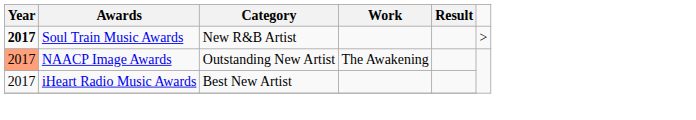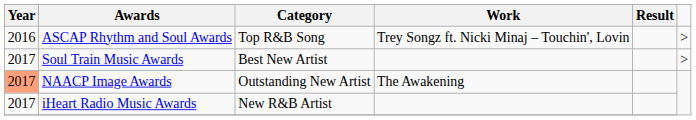+ row: (137, 37)
(22, 37) bold -> (22, 59) normal
(250, 37) New R&B Artist -> (283, 59) Best New Artist
(247, 81) Best New Artist -> (285, 103) New R&B Artist
